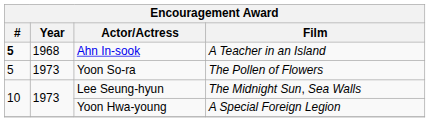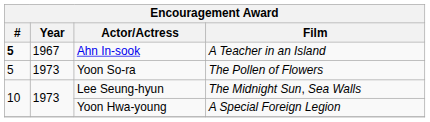(46, 51) 1968 -> (46, 51) 1967
